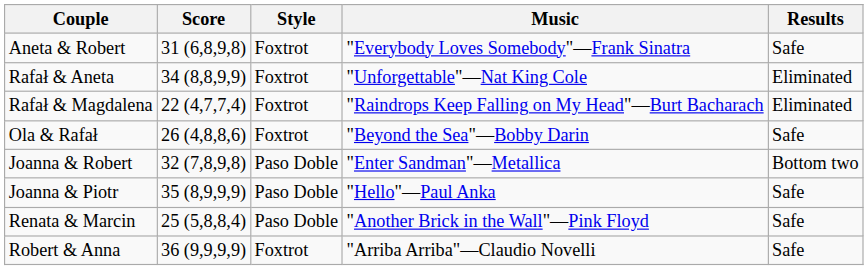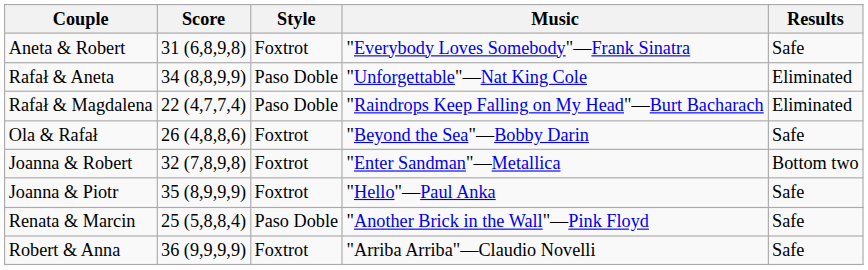(281, 76) Foxtrot -> (296, 76) Paso Doble
(281, 105) Foxtrot -> (296, 105) Paso Doble
(296, 163) Paso Doble -> (281, 163) Foxtrot
(296, 192) Paso Doble -> (281, 192) Foxtrot
